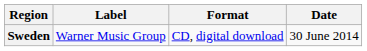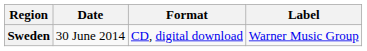columns swapped: (324, 14) <-> (111, 14)
